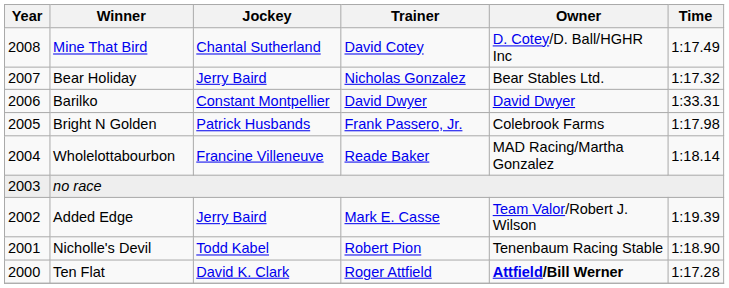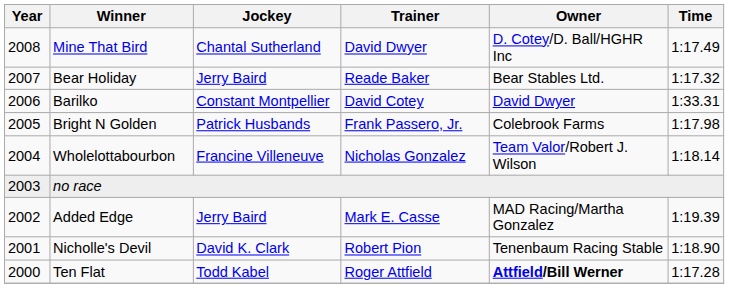(384, 47) David Cotey -> (386, 47) David Dwyer
(405, 78) Nicholas Gonzalez -> (387, 78) Reade Baker
(386, 101) David Dwyer -> (384, 101) David Cotey
(387, 156) Reade Baker -> (405, 156) Nicholas Gonzalez
(558, 156) MAD Racing/Martha Gonzalez -> (560, 156) Team Valor/Robert J. Wilson
(560, 218) Team Valor/Robert J. Wilson -> (558, 218) MAD Racing/Martha Gonzalez
(233, 249) Todd Kabel -> (243, 249) David K. Clark
(243, 272) David K. Clark -> (233, 272) Todd Kabel
